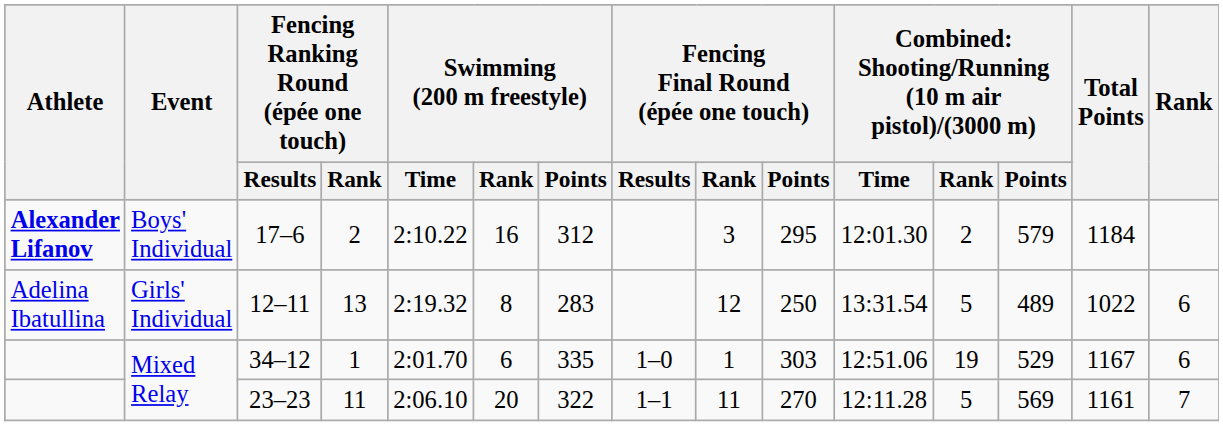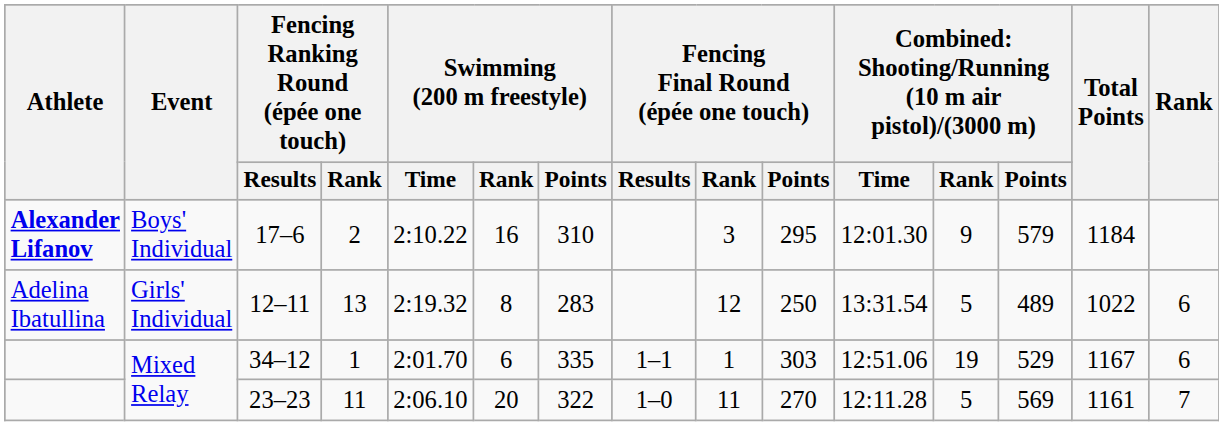(576, 235) 312 -> (576, 235) 310
(966, 235) 2 -> (966, 235) 9
(654, 359) 1–0 -> (654, 359) 1–1
(654, 400) 1–1 -> (654, 400) 1–0
